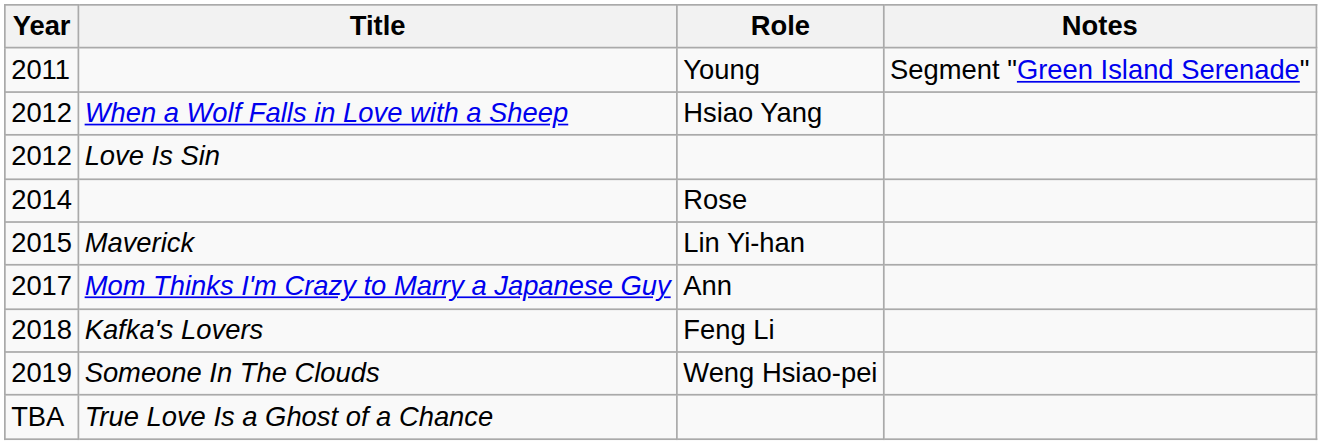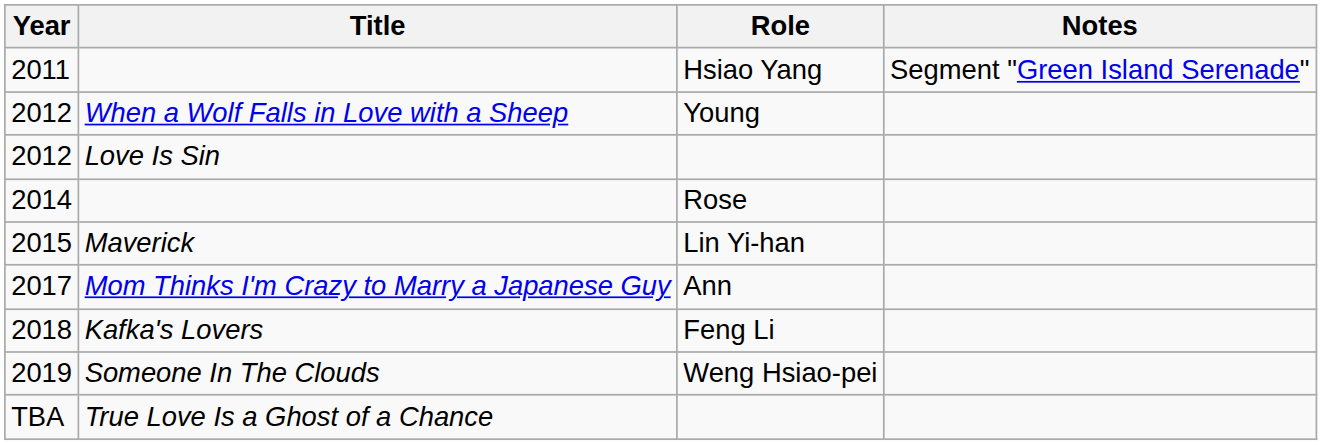(722, 69) Young -> (753, 69) Hsiao Yang
(753, 112) Hsiao Yang -> (722, 112) Young
